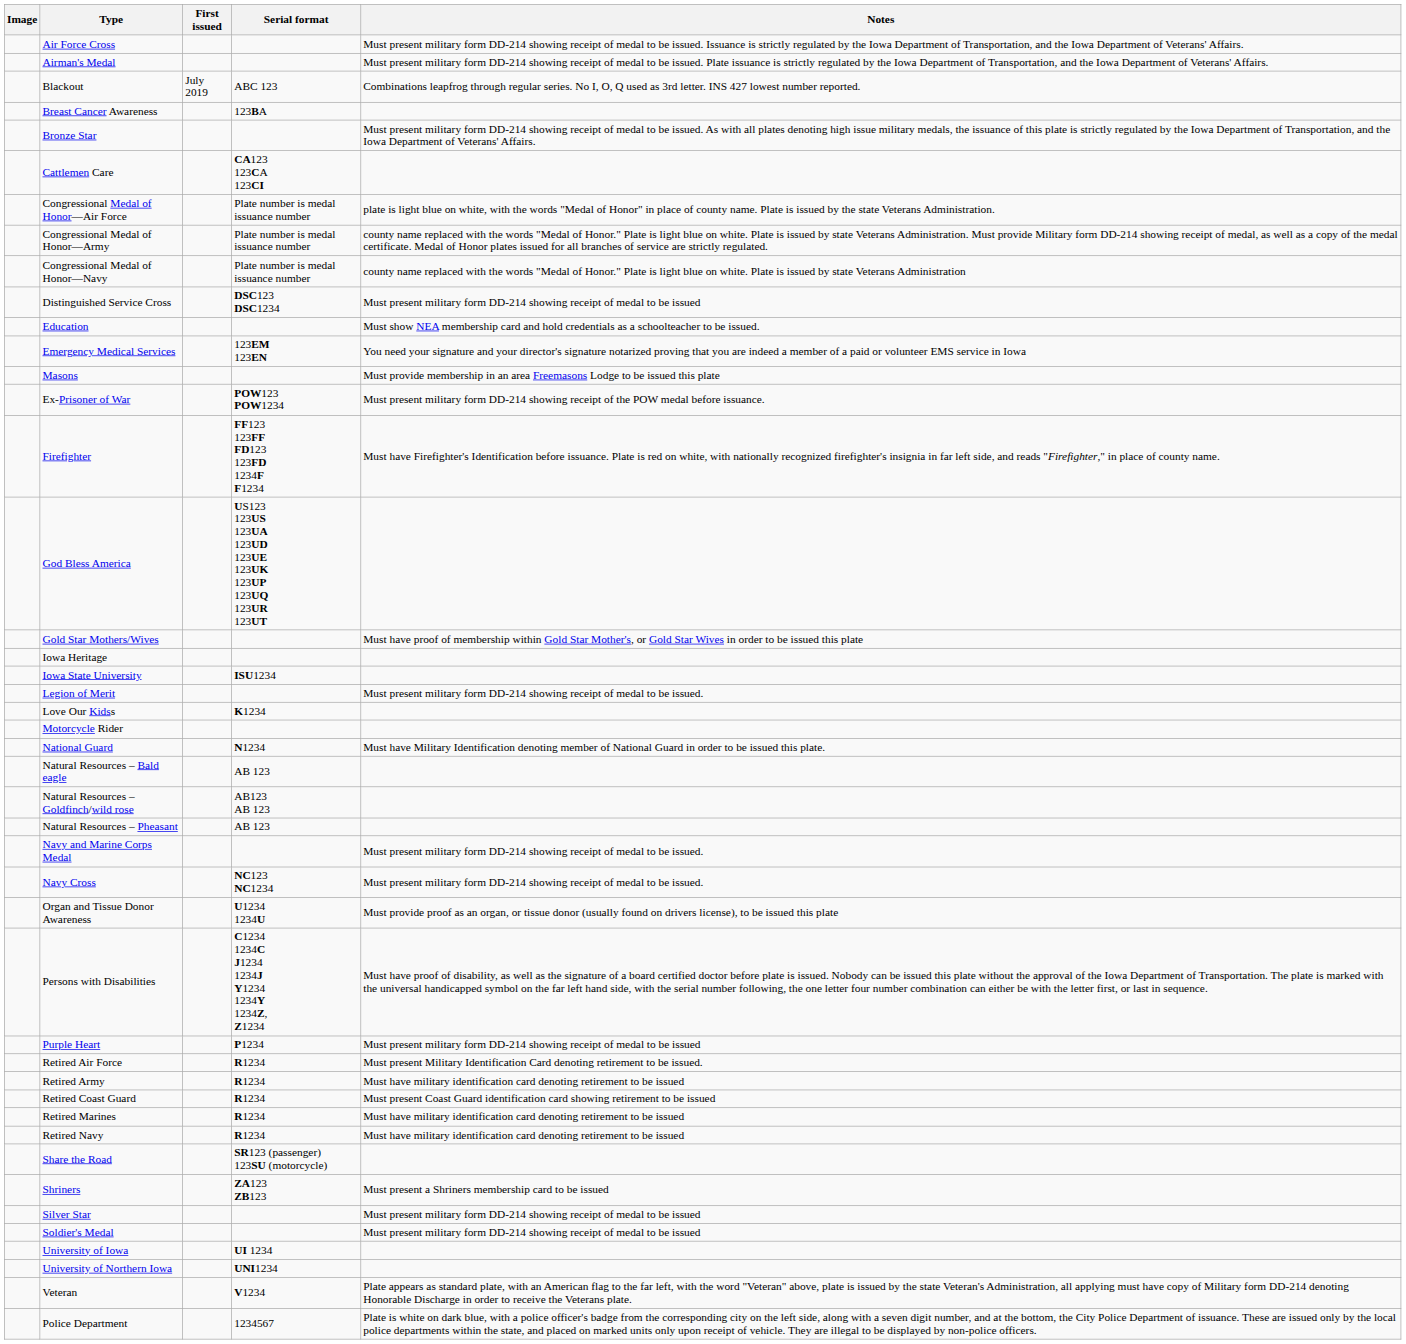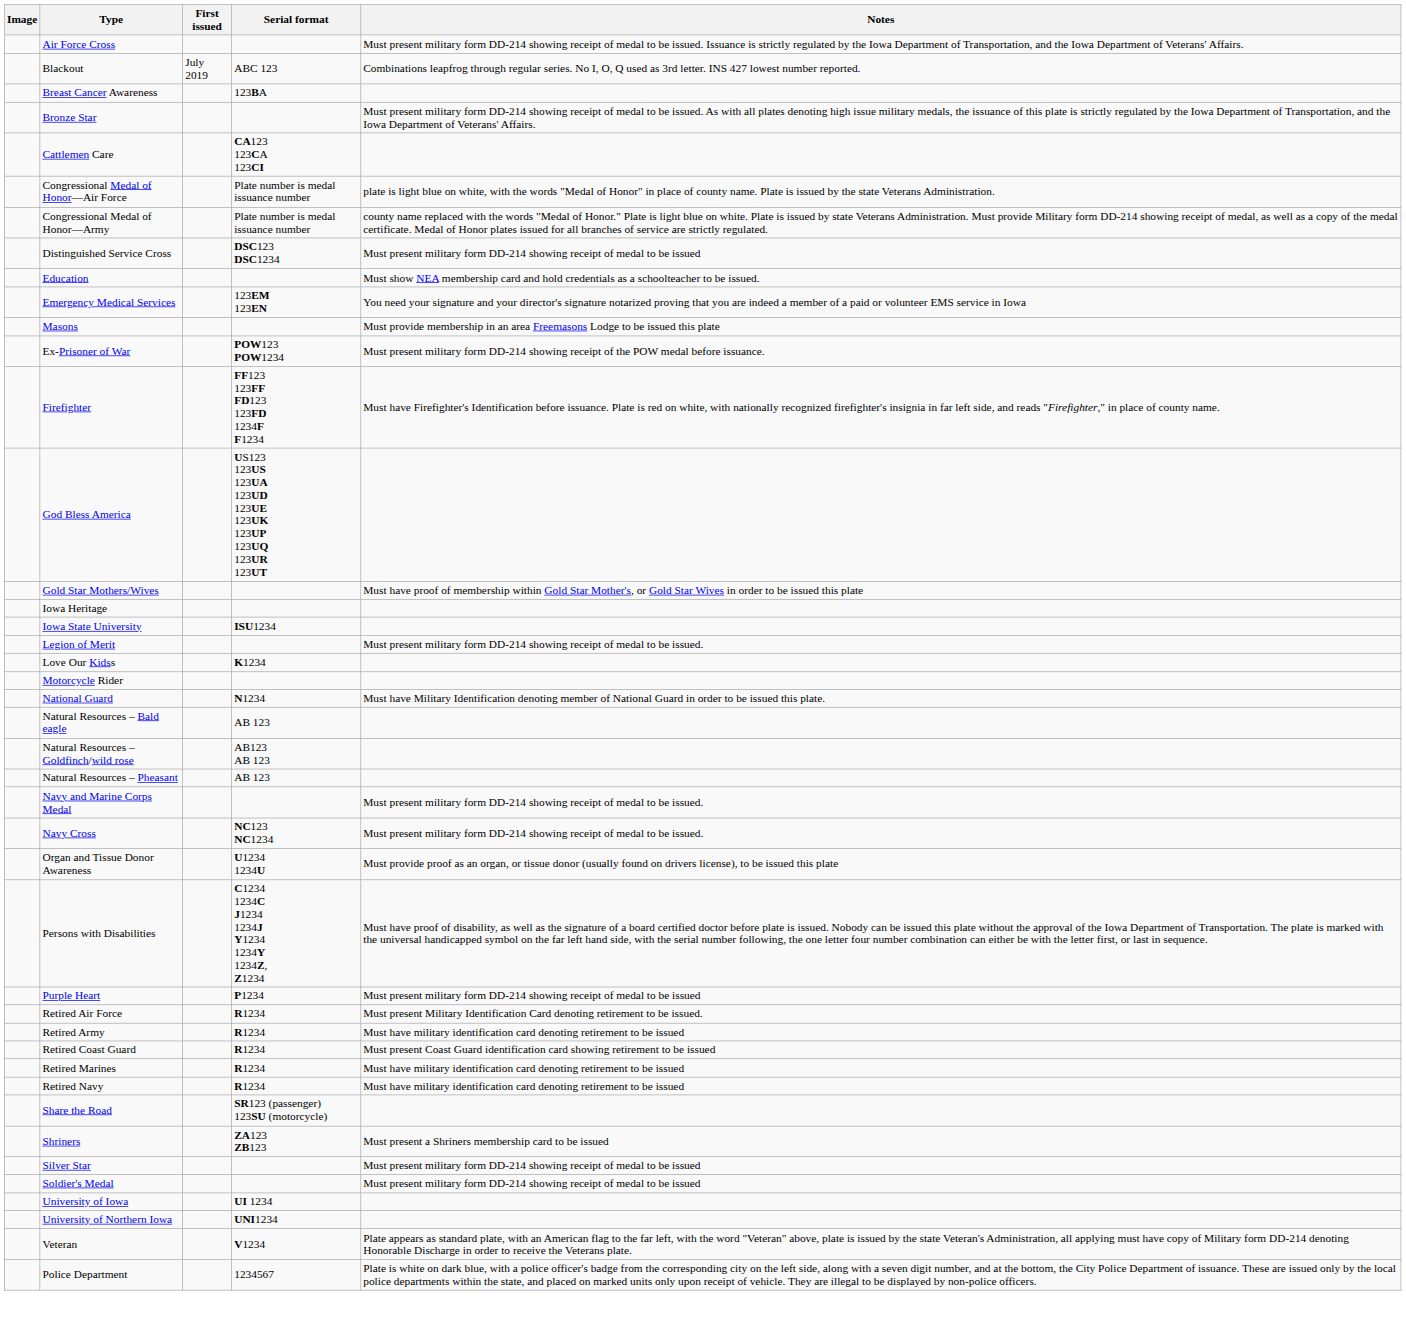- row: (79, 62)
- row: (97, 271)
